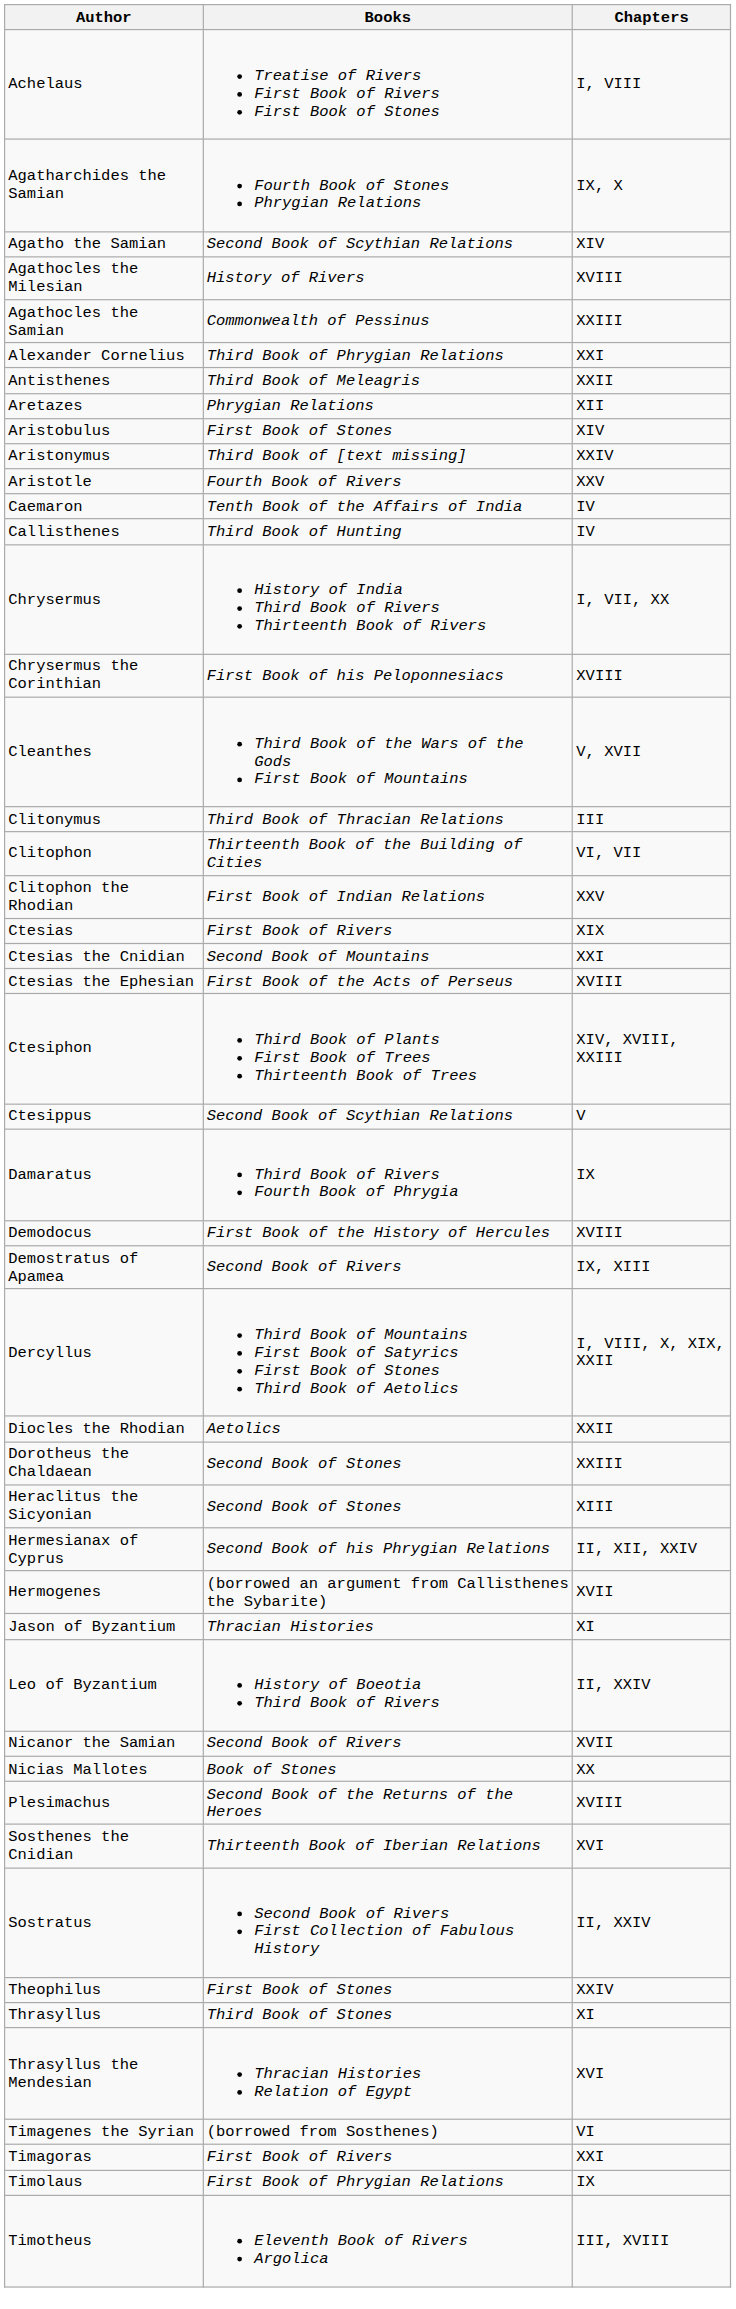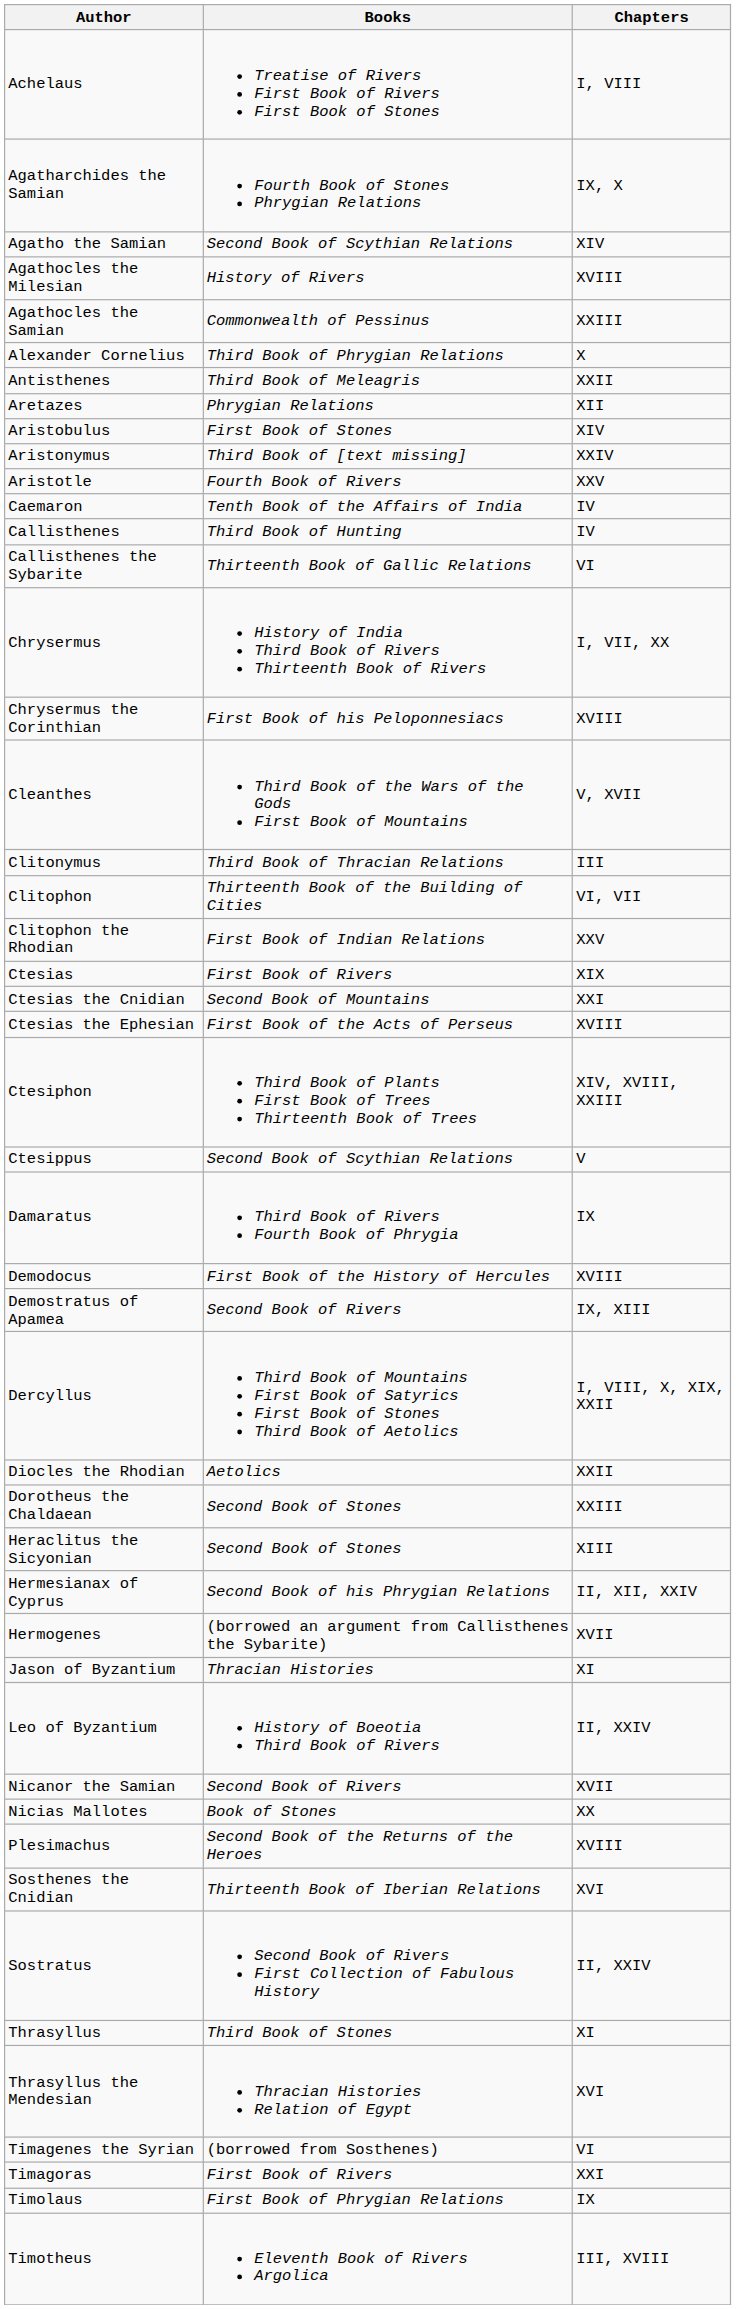(590, 355) XXI -> (581, 355) X
+ row: (83, 566)
- row: (55, 1990)
